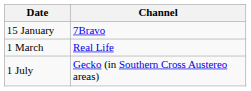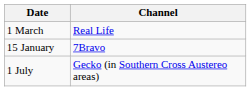rows swapped: (31, 30) <-> (25, 47)
